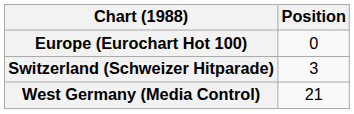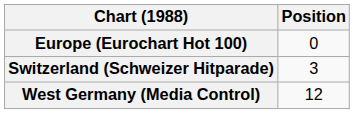(314, 95) 21 -> (314, 95) 12
